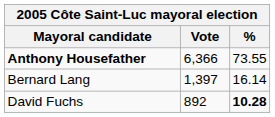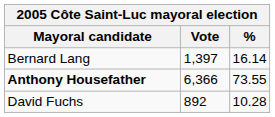rows swapped: (77, 58) <-> (49, 79)
(250, 101) bold -> (250, 101) normal
